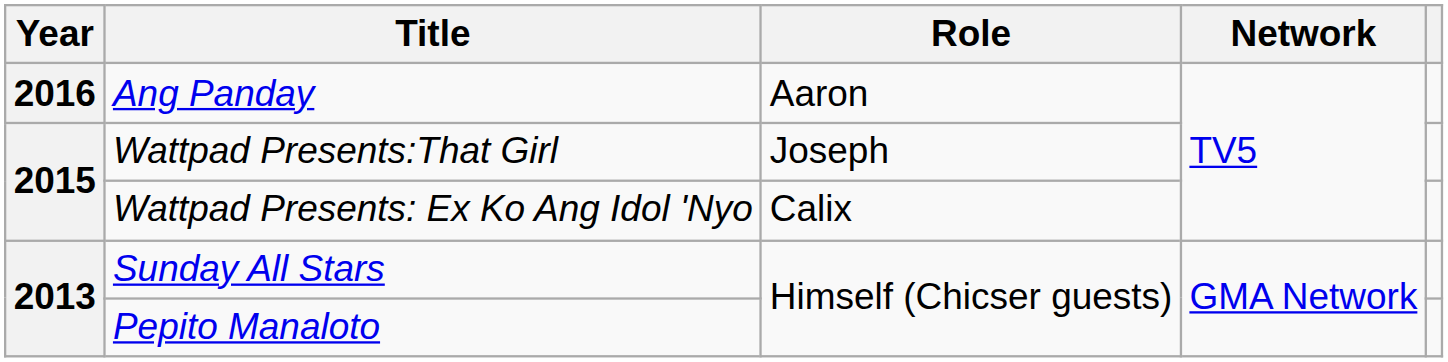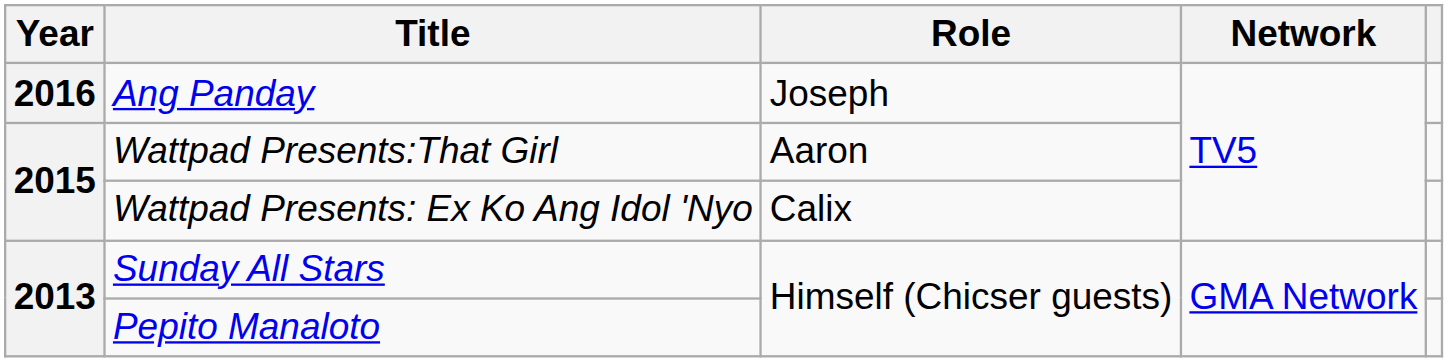(819, 92) Aaron -> (829, 92) Joseph
(829, 151) Joseph -> (819, 151) Aaron
